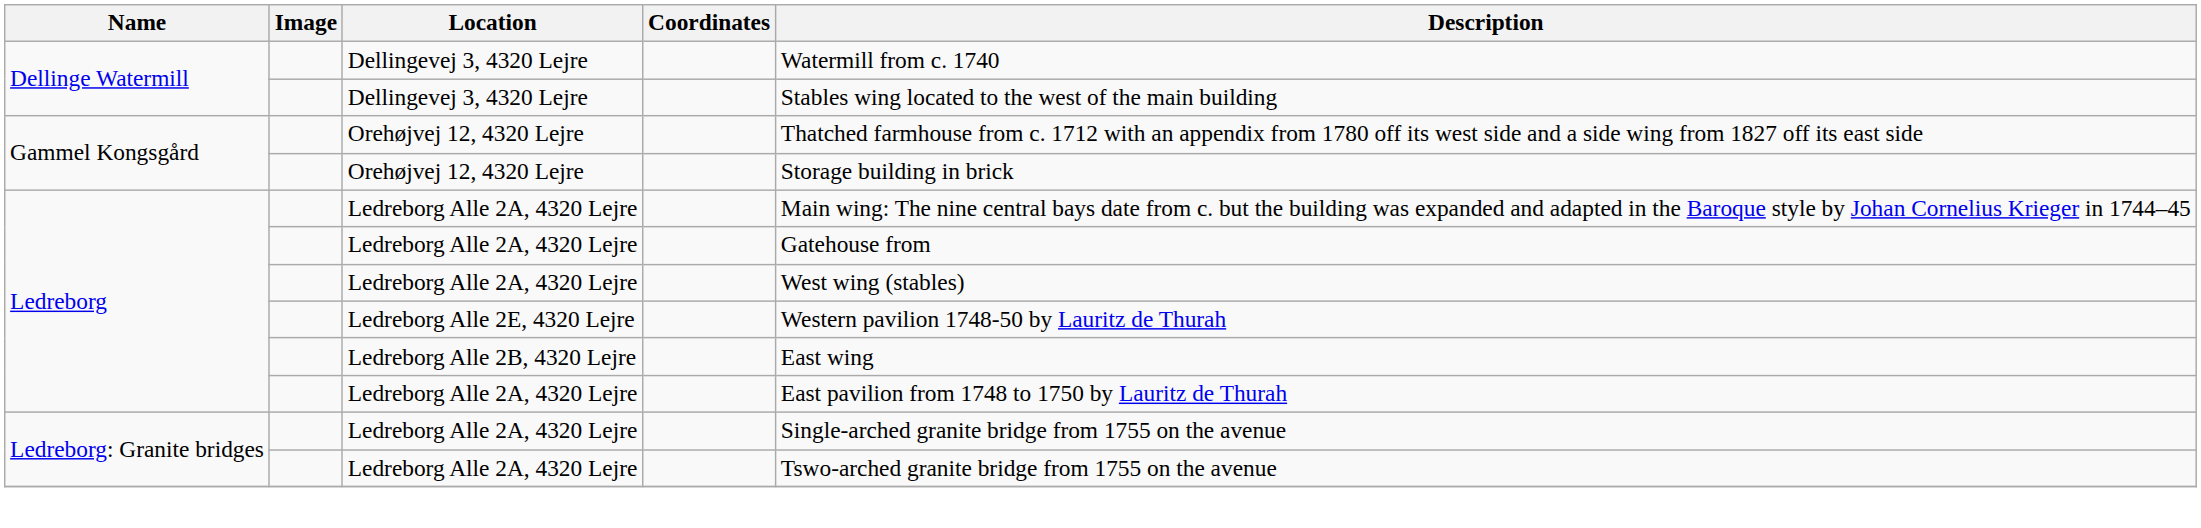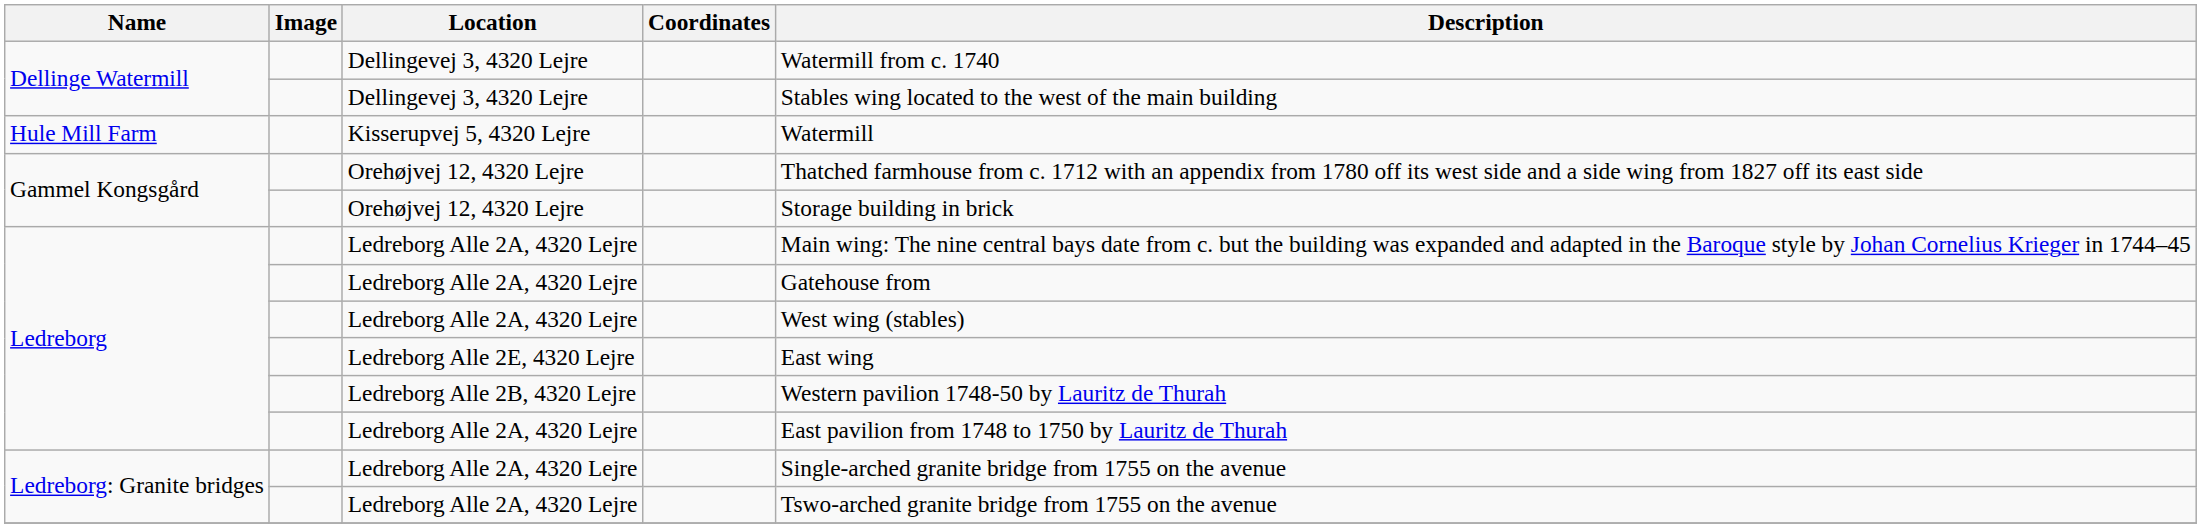+ row: (83, 134)
(1004, 319) Western pavilion 1748-50 by Lauritz de Thurah -> (827, 356) East wing
(827, 356) East wing -> (1004, 393) Western pavilion 1748-50 by Lauritz de Thurah
